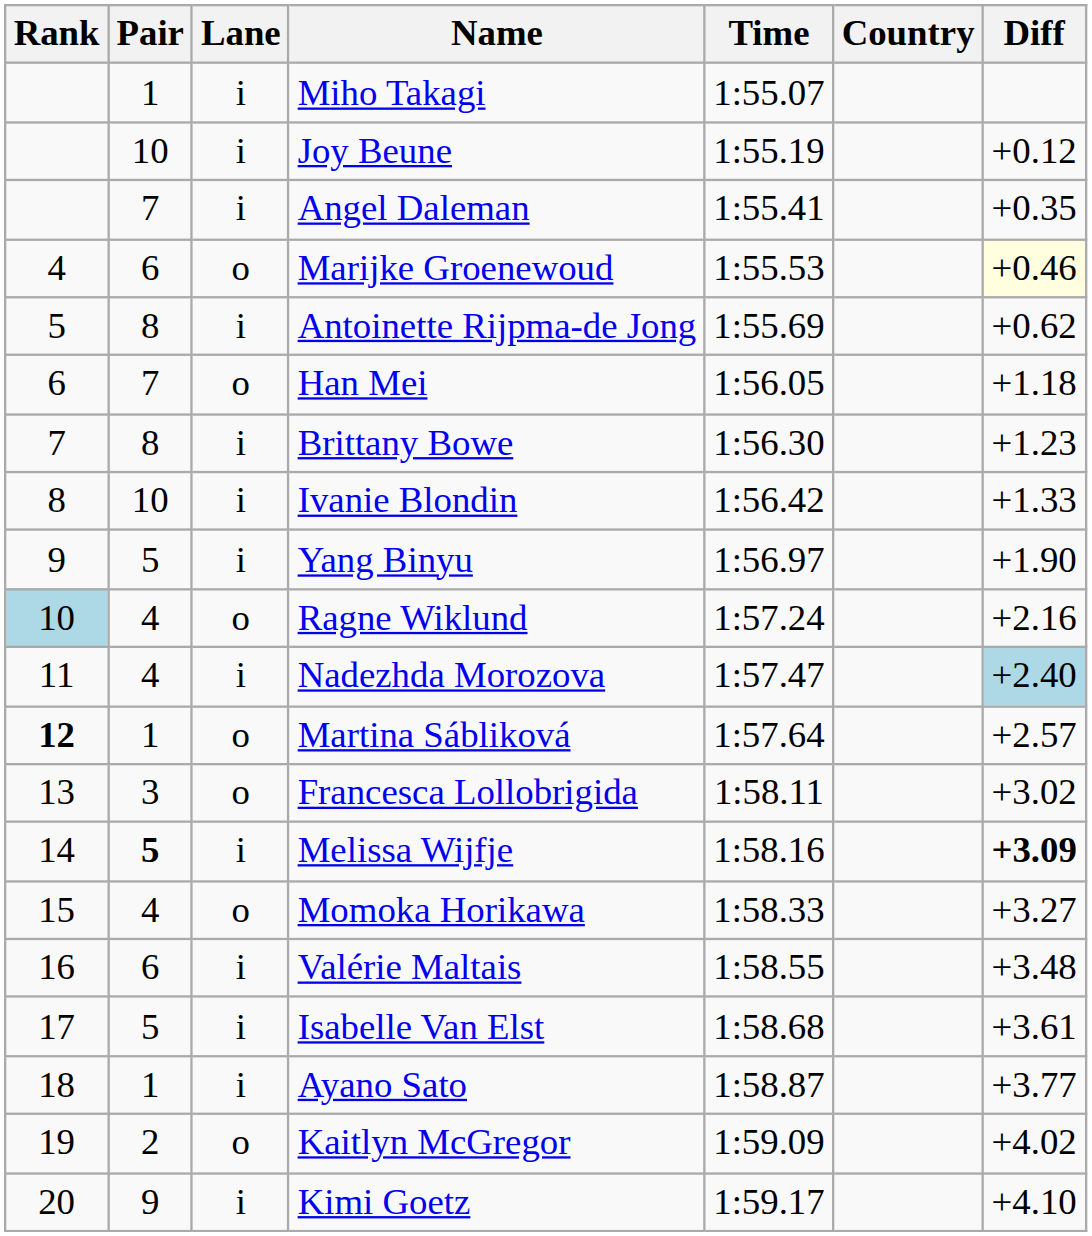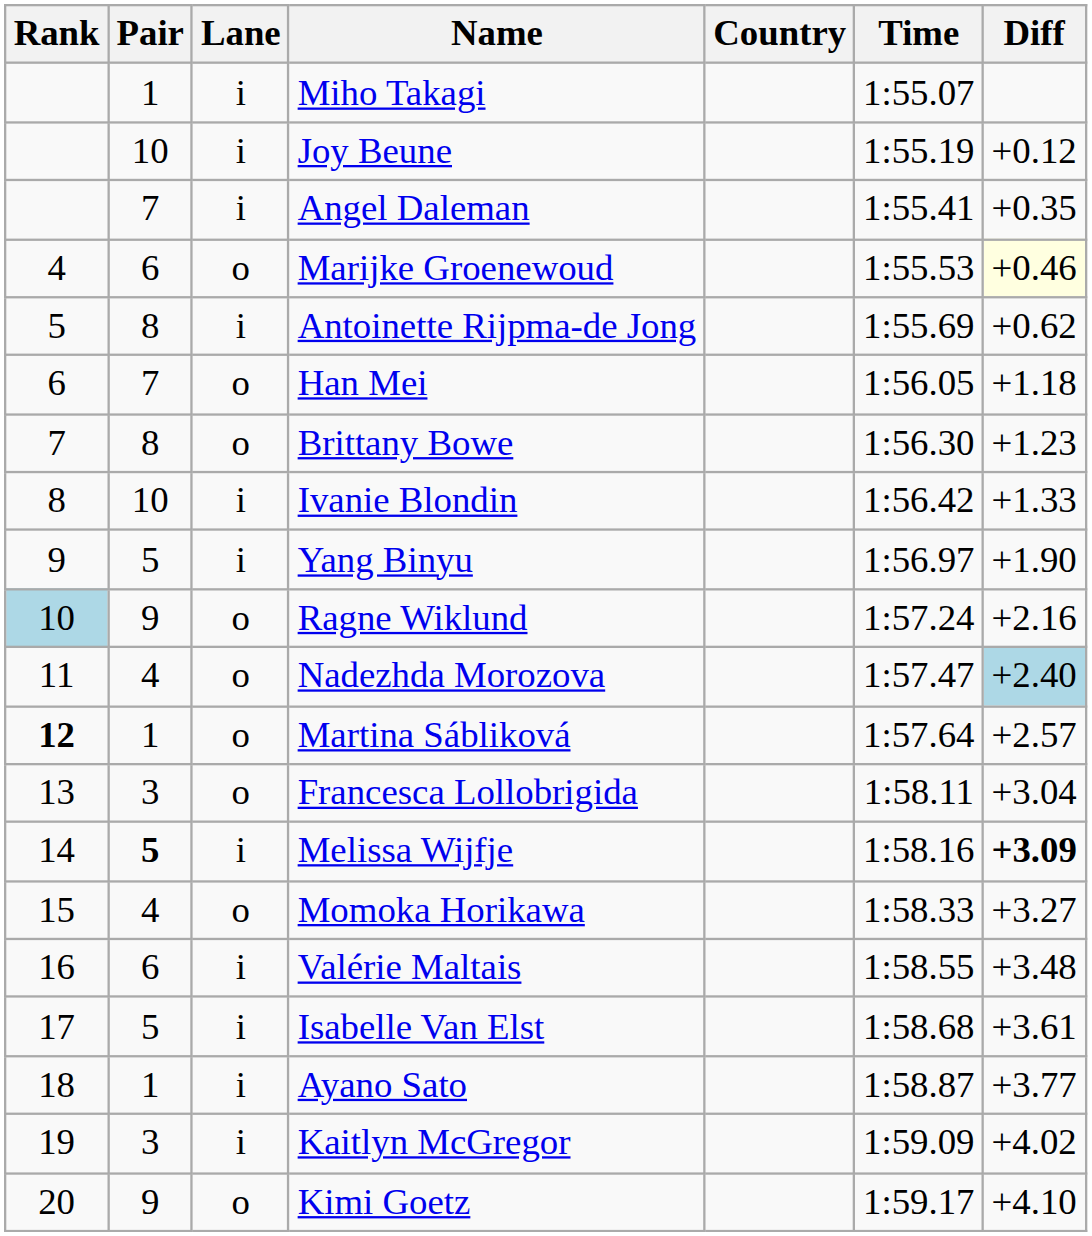columns swapped: (908, 33) <-> (769, 33)
(241, 442) i -> (241, 442) o
(150, 617) 4 -> (150, 617) 9
(241, 675) i -> (241, 675) o
(1034, 792) +3.02 -> (1034, 792) +3.04
(150, 1142) 2 -> (150, 1142) 3
(241, 1142) o -> (241, 1142) i
(241, 1200) i -> (241, 1200) o
